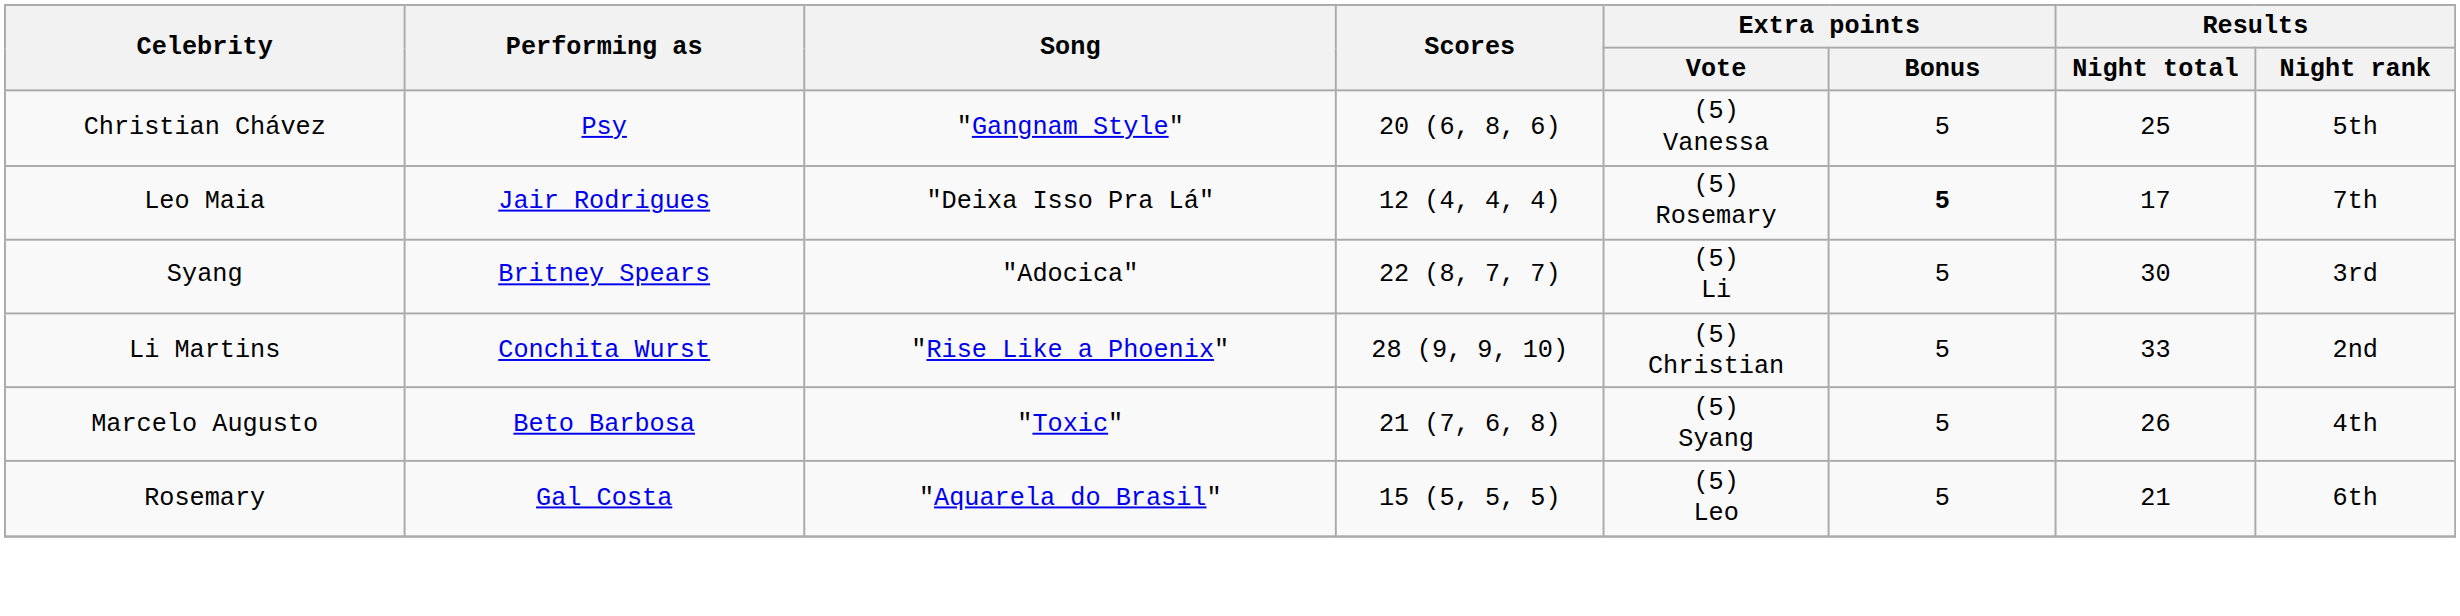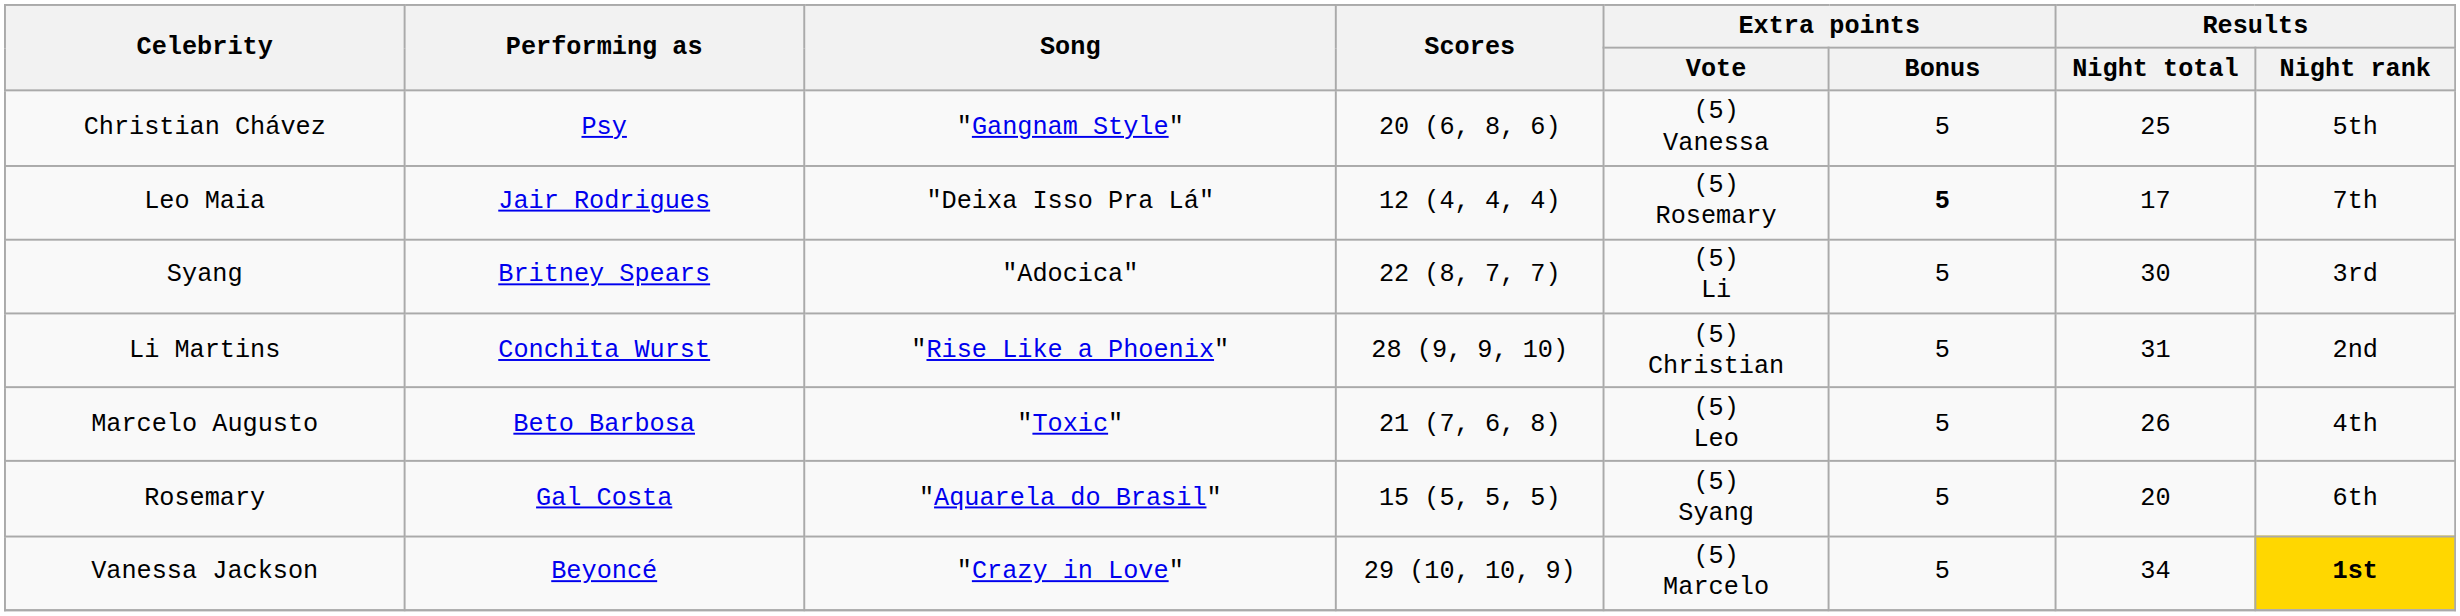(2155, 349) 33 -> (2155, 349) 31
(1716, 423) (5) Syang -> (1716, 423) (5) Leo
(1716, 498) (5) Leo -> (1716, 498) (5) Syang
(2155, 498) 21 -> (2155, 498) 20
+ row: (205, 572)
